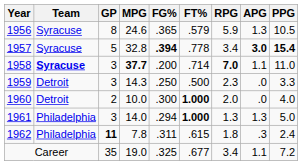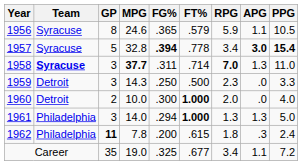(259, 31) 1.3 -> (259, 31) 1.1
(166, 65) .200 -> (167, 65) .311
(259, 65) 1.1 -> (259, 65) 1.3
(167, 134) .311 -> (166, 134) .200
